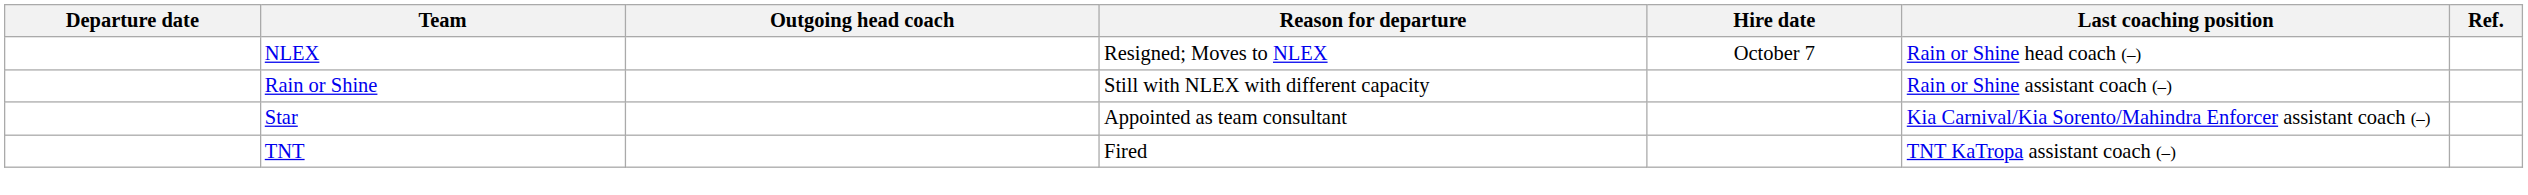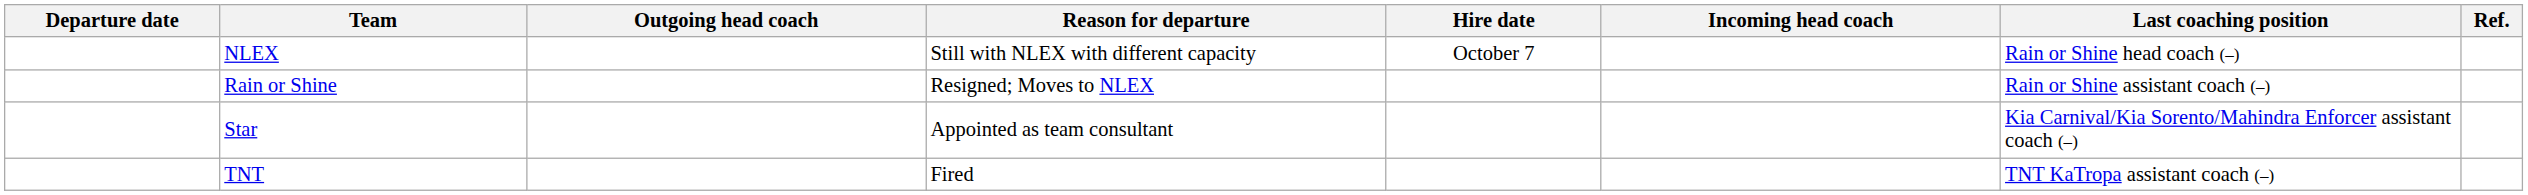+ column: (1801, 20)
(1216, 53) Resigned; Moves to NLEX -> (1093, 53) Still with NLEX with different capacity
(1267, 85) Still with NLEX with different capacity -> (1042, 85) Resigned; Moves to NLEX
